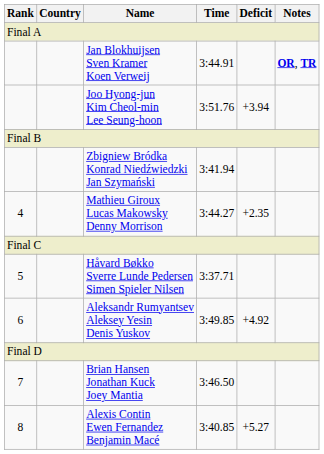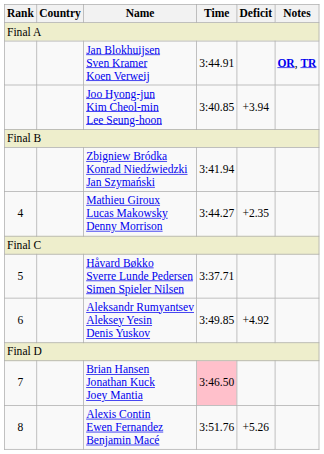(217, 107) 3:51.76 -> (217, 107) 3:40.85
(217, 383) no background -> (217, 383) pink background
(217, 427) 3:40.85 -> (217, 427) 3:51.76
(256, 427) +5.27 -> (256, 427) +5.26
